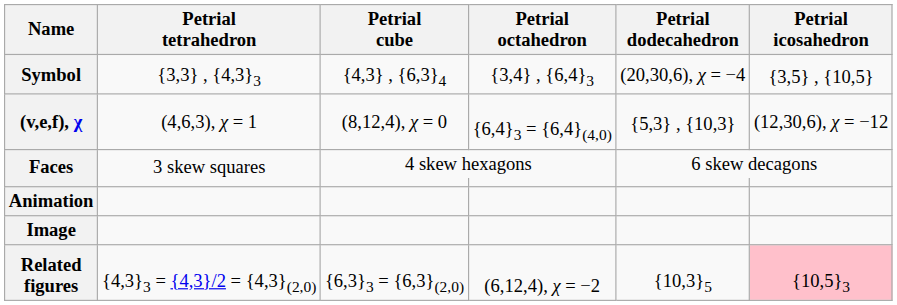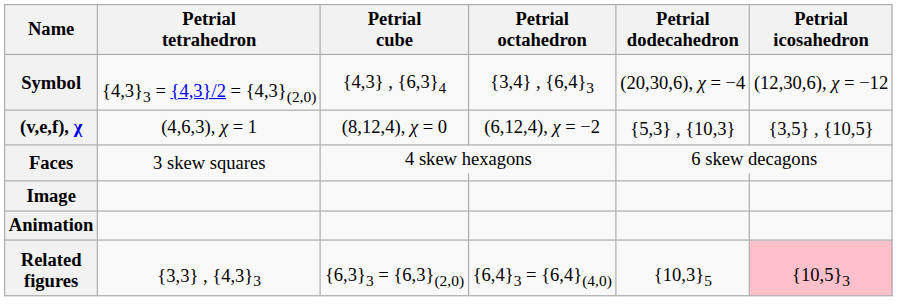(209, 76) {3,3} , {4,3}3 -> (209, 92) {4,3}3 = {4,3}/2 = {4,3}(2,0)
(821, 76) {3,5} , {10,5} -> (821, 82) (12,30,6), χ = −12
(542, 132) {6,4}3 = {6,4}(4,0) -> (542, 127) (6,12,4), χ = −2
(821, 121) (12,30,6), χ = −12 -> (821, 129) {3,5} , {10,5}
rows swapped: (51, 230) <-> (51, 200)
(209, 283) {4,3}3 = {4,3}/2 = {4,3}(2,0) -> (209, 278) {3,3} , {4,3}3
(542, 285) (6,12,4), χ = −2 -> (542, 278) {6,4}3 = {6,4}(4,0)
